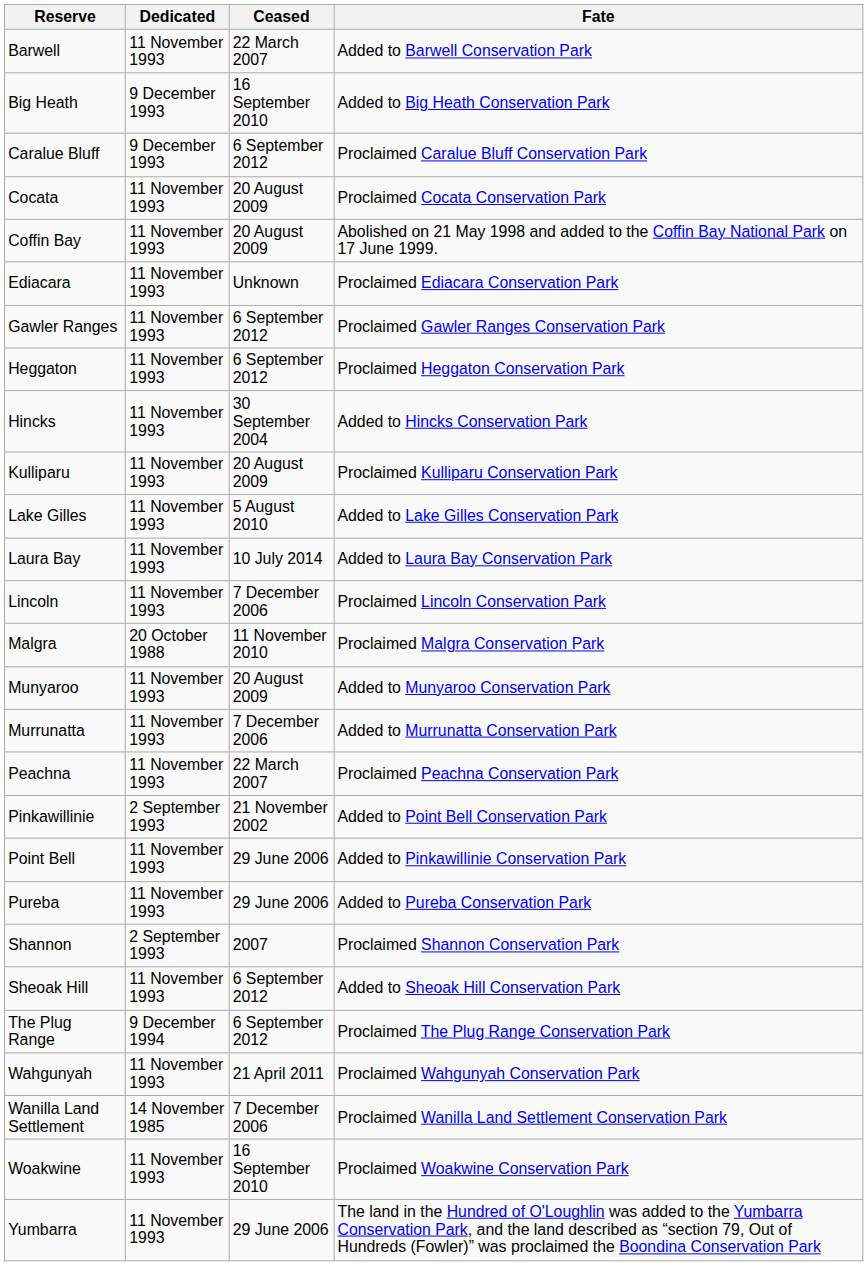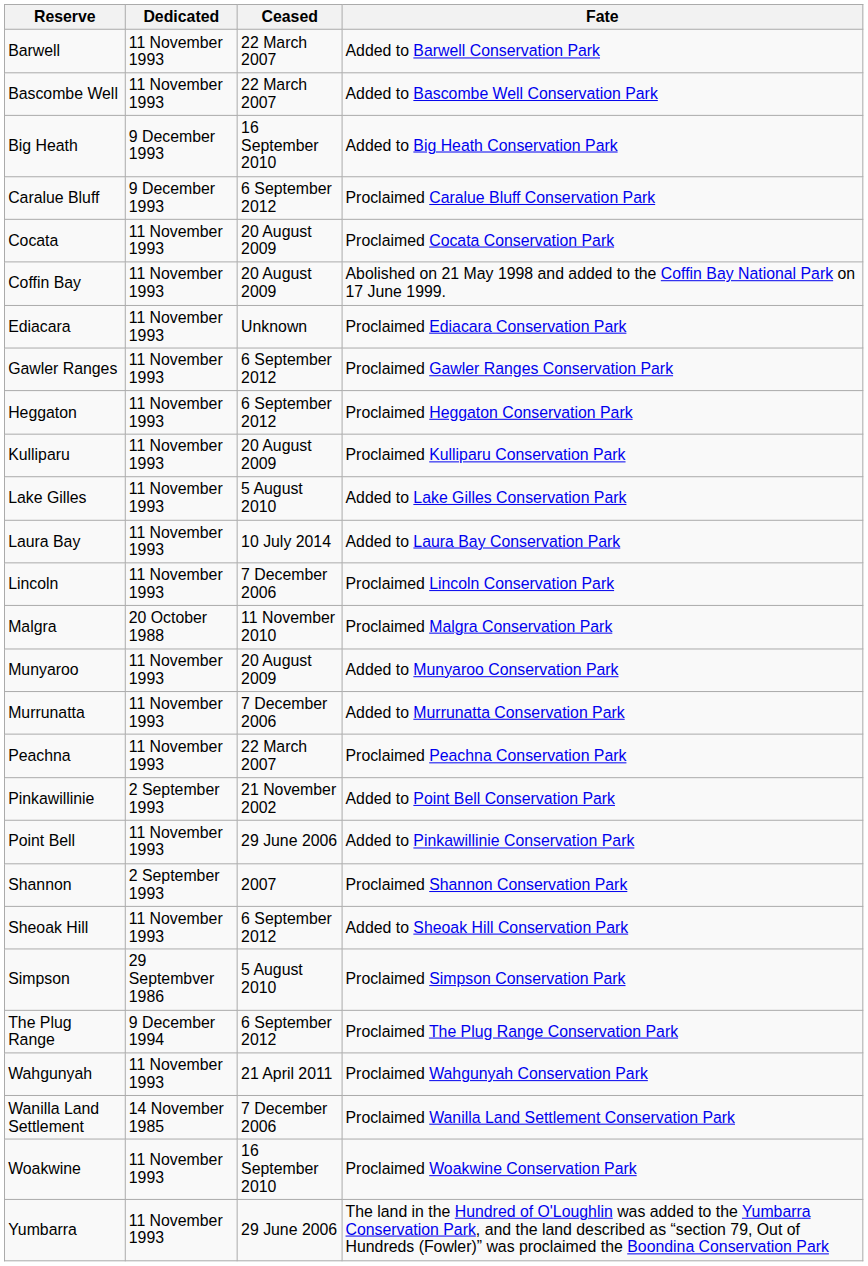+ row: (63, 94)
- row: (32, 421)
- row: (34, 902)
+ row: (39, 979)
